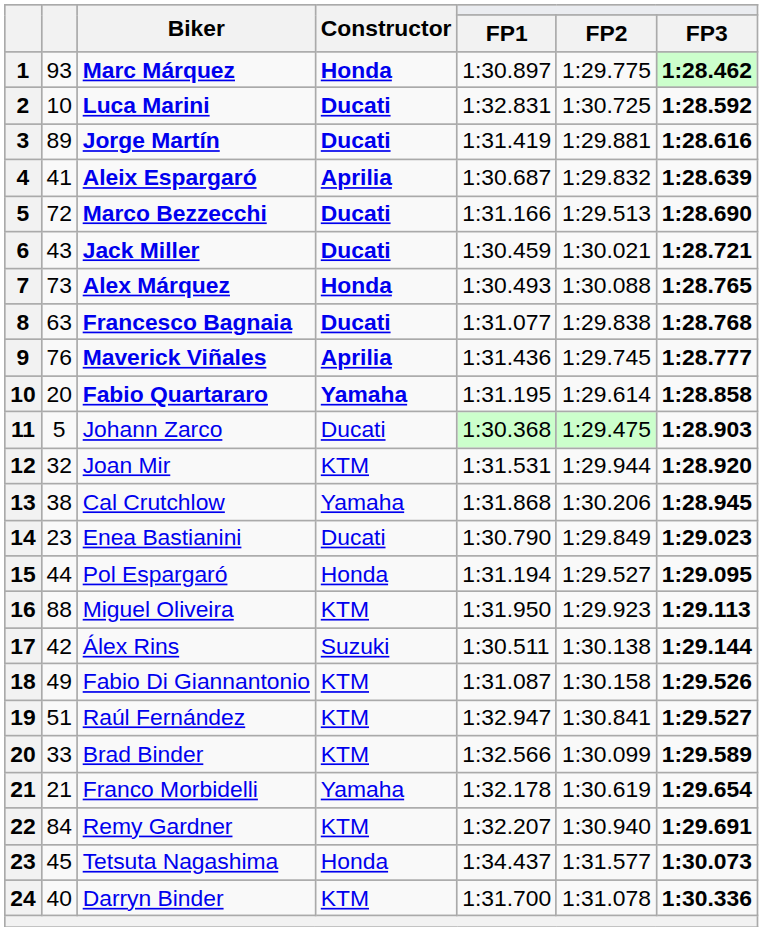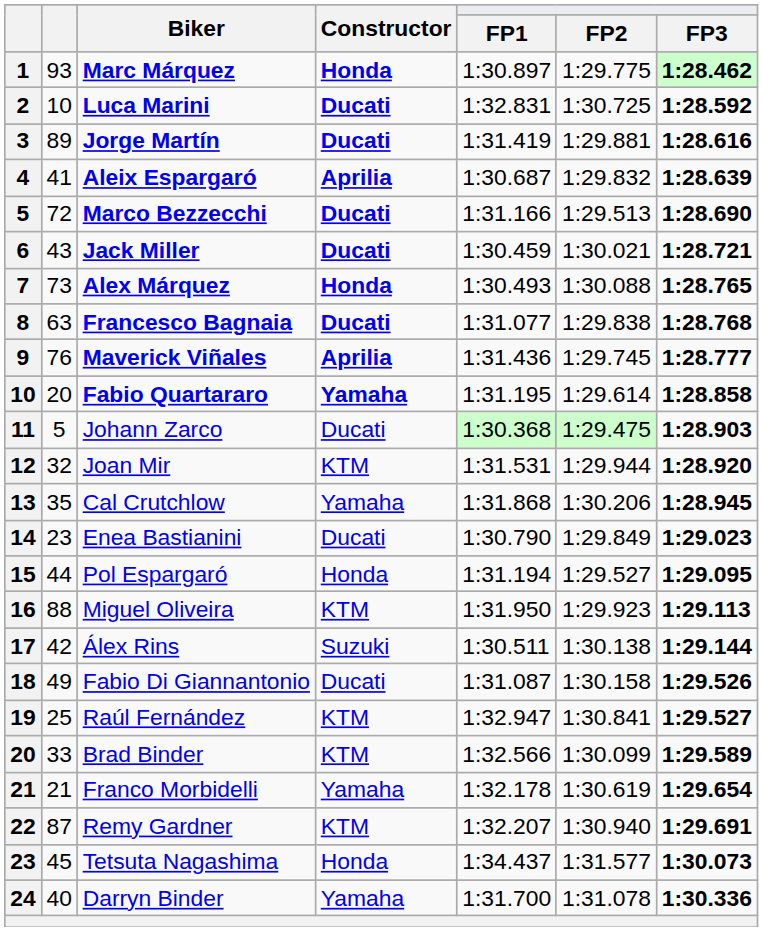(59, 501) 38 -> (59, 501) 35
(345, 682) KTM -> (353, 682) Ducati
(59, 718) 51 -> (59, 718) 25
(59, 826) 84 -> (59, 826) 87
(345, 898) KTM -> (362, 898) Yamaha
